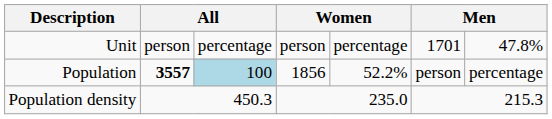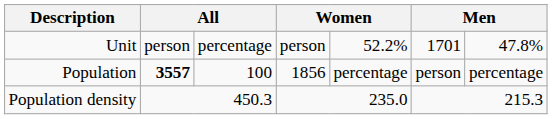(370, 45) percentage -> (385, 45) 52.2%
(259, 72) lightblue background -> (259, 72) no background
(385, 72) 52.2% -> (370, 72) percentage
